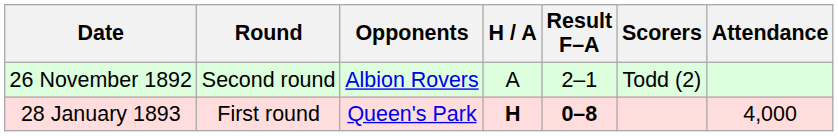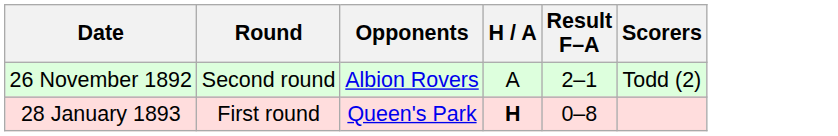- column: (770, 33)
(579, 113) bold -> (579, 113) normal
